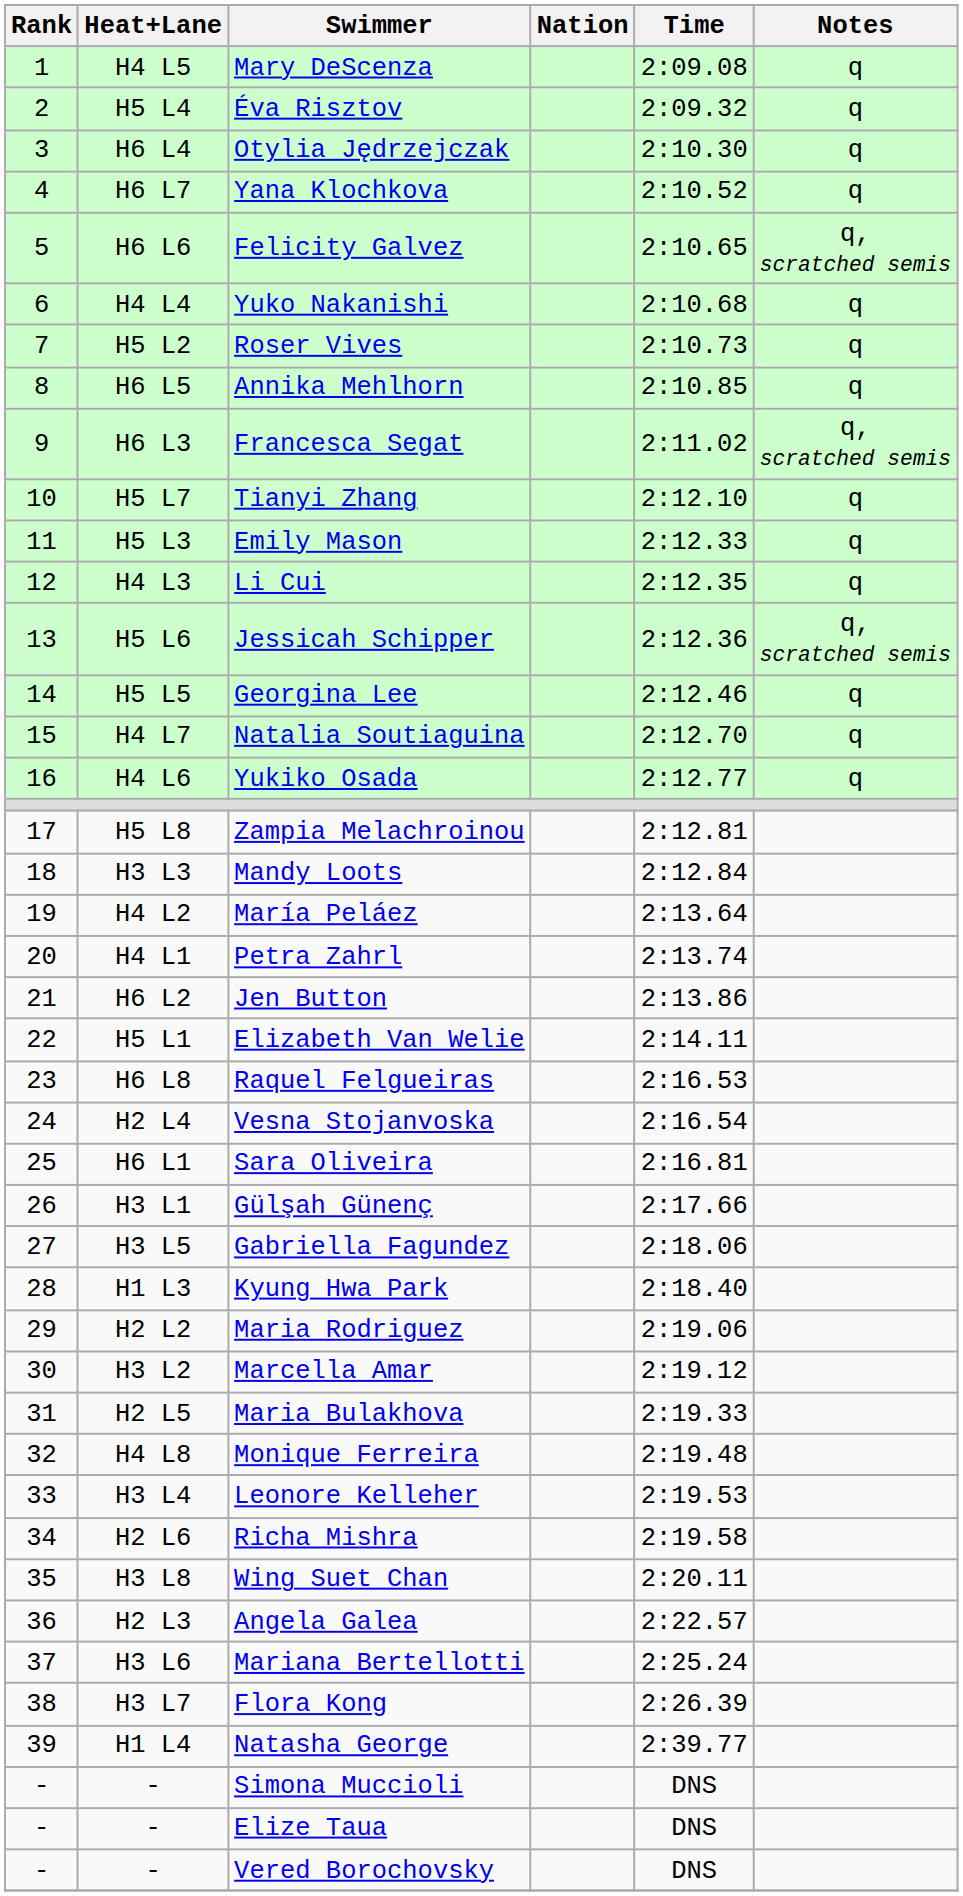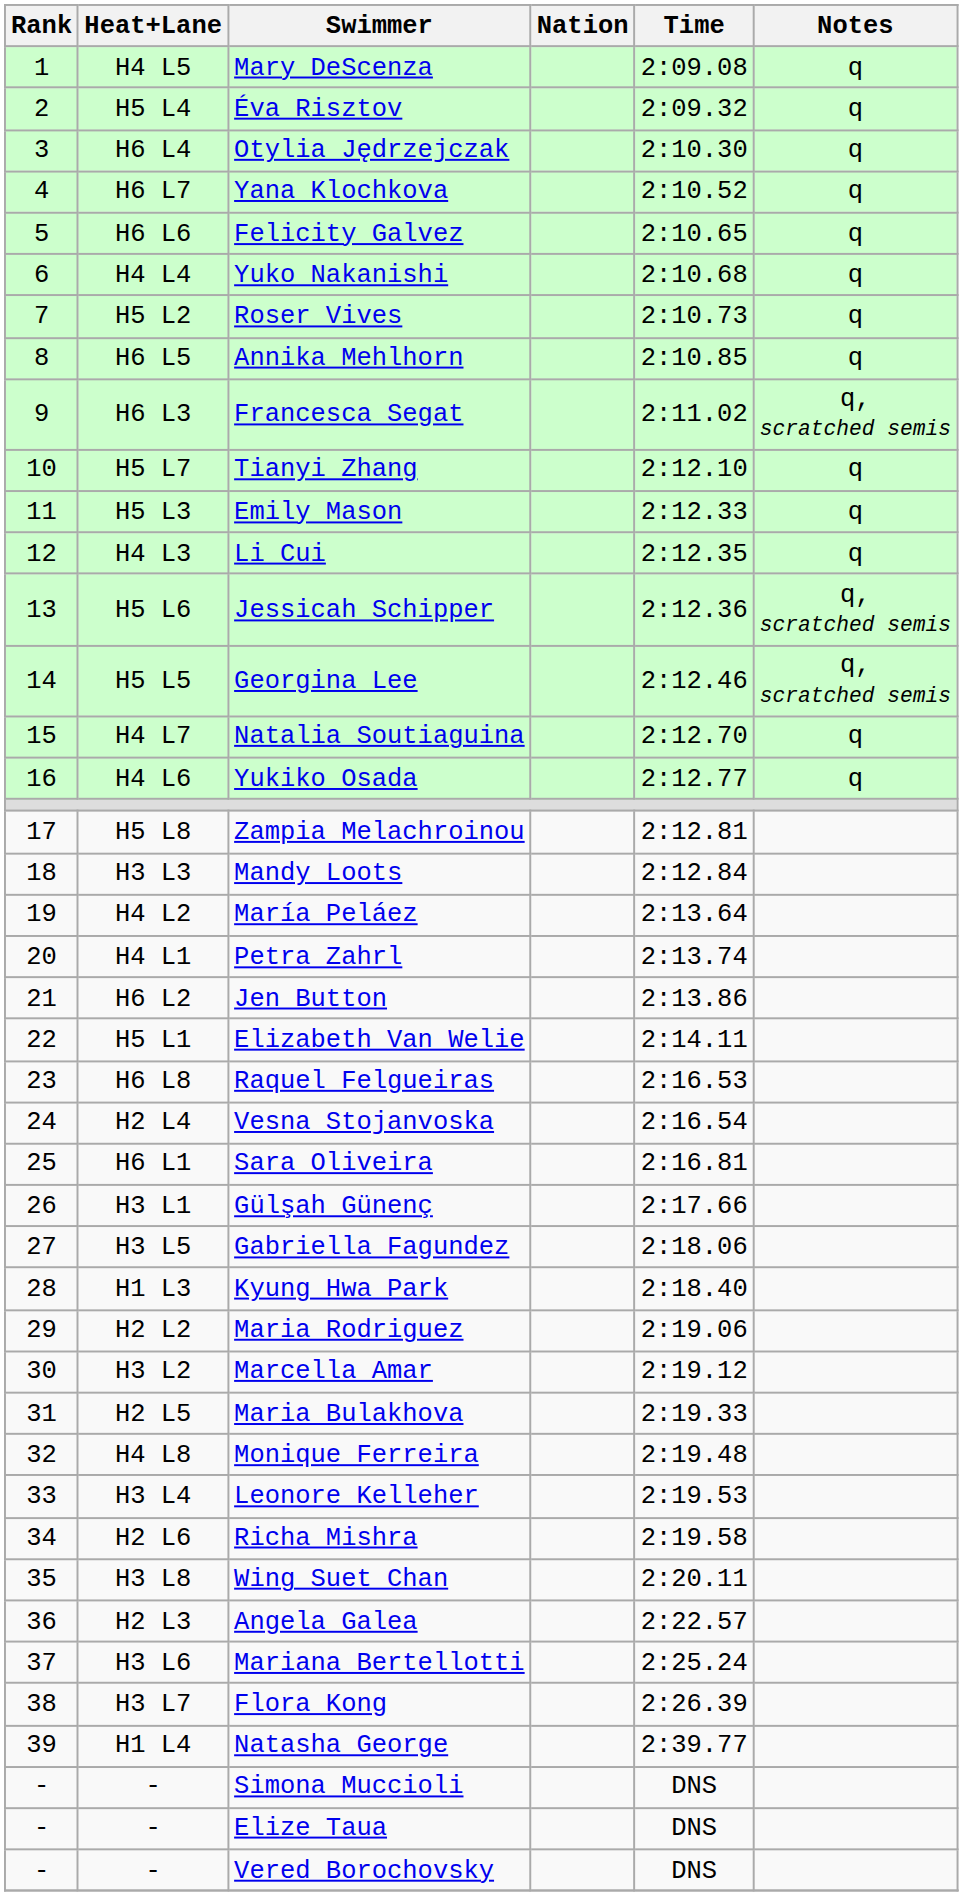(855, 247) q, scratched semis -> (855, 233) q
(855, 695) q -> (855, 680) q, scratched semis
